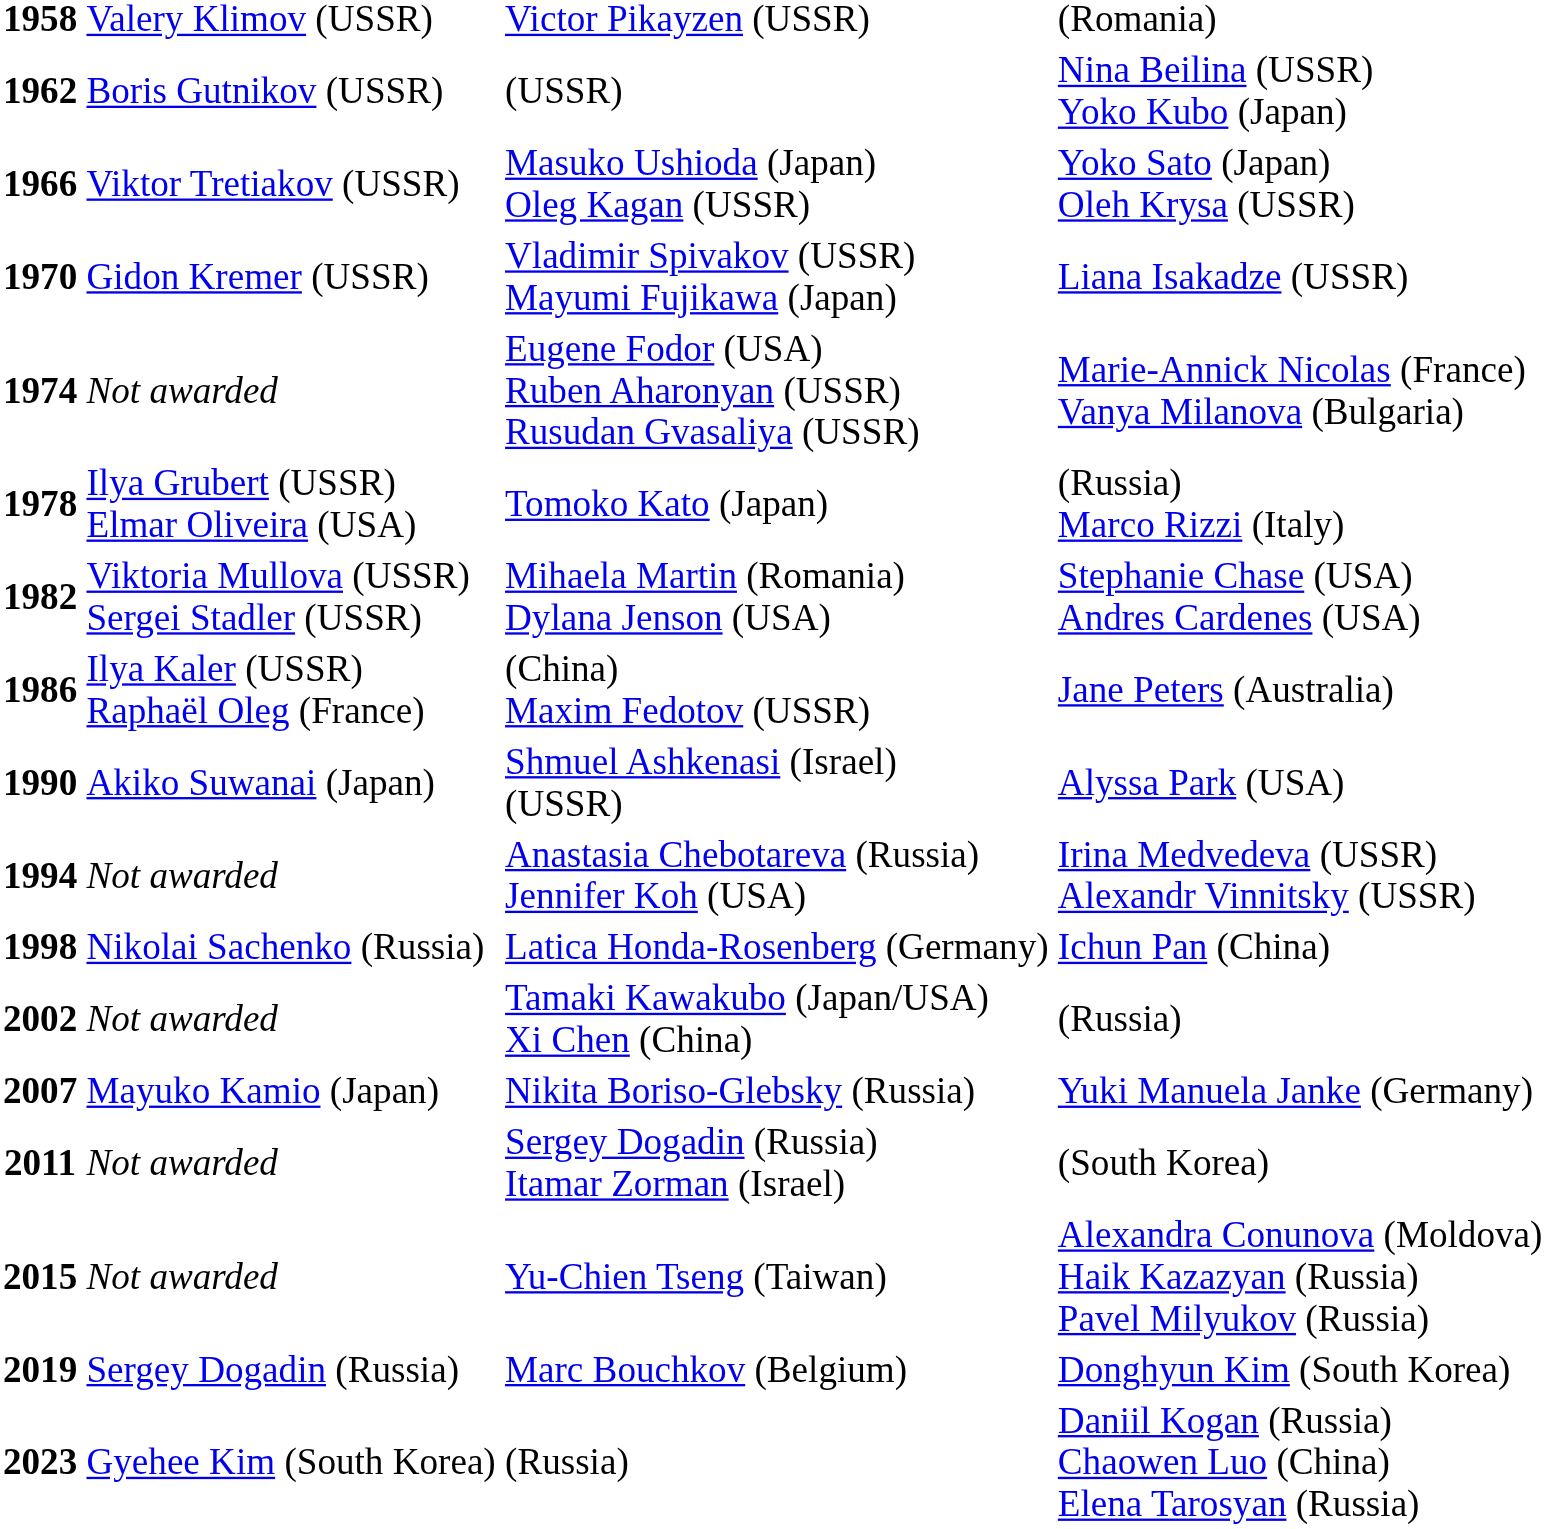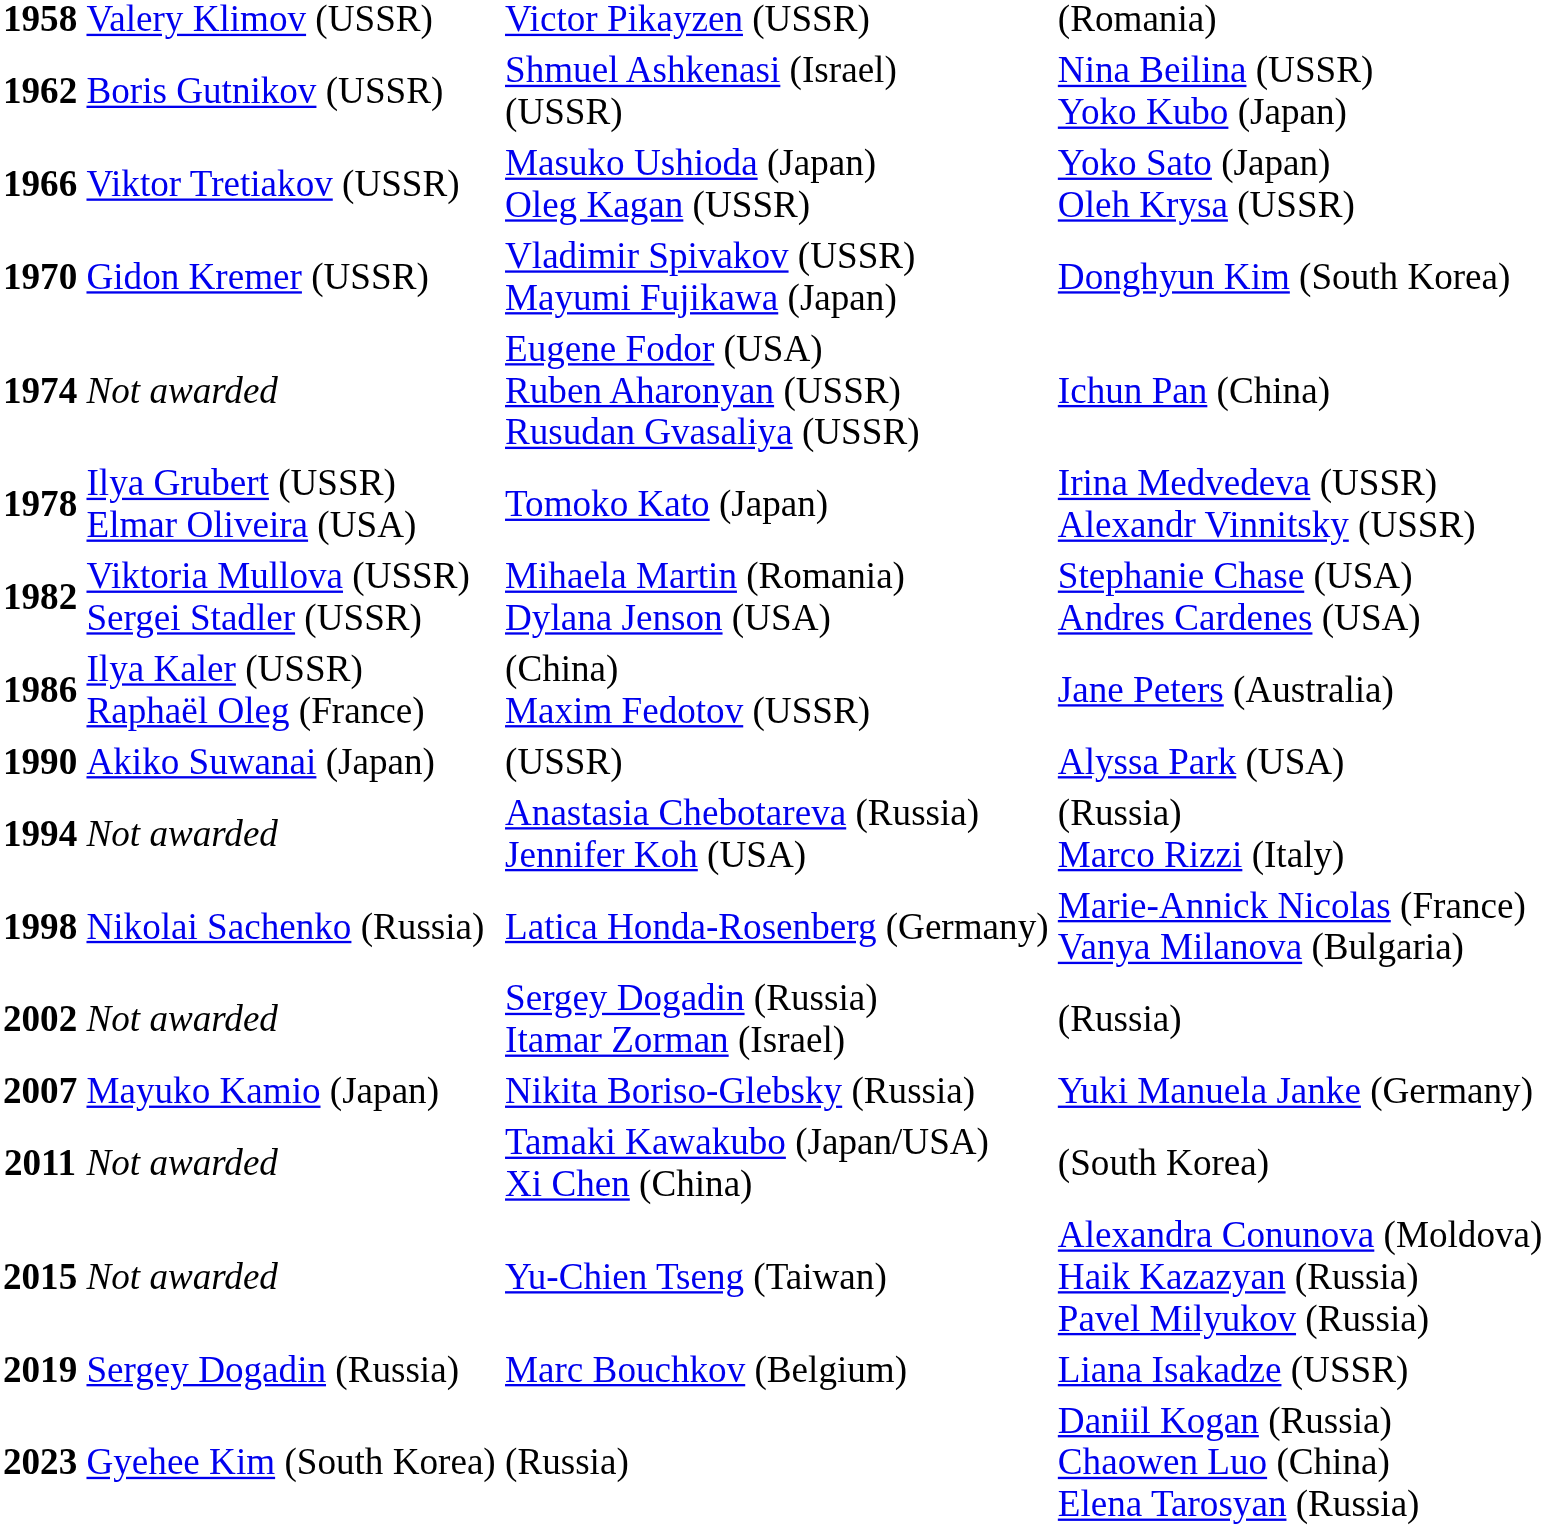(564, 91) (USSR) -> (701, 91) Shmuel Ashkenasi (Israel) (USSR)
(1233, 276) Liana Isakadze (USSR) -> (1284, 276) Donghyun Kim (South Korea)
(1292, 390) Marie-Annick Nicolas (France) Vanya Milanova (Bulgaria) -> (1194, 390) Ichun Pan (China)
(1201, 504) (Russia) Marco Rizzi (Italy) -> (1267, 504) Irina Medvedeva (USSR) Alexandr Vinnitsky (USSR)
(701, 782) Shmuel Ashkenasi (Israel) (USSR) -> (564, 761) (USSR)
(1267, 875) Irina Medvedeva (USSR) Alexandr Vinnitsky (USSR) -> (1201, 833) (Russia) Marco Rizzi (Italy)
(1194, 947) Ichun Pan (China) -> (1292, 926) Marie-Annick Nicolas (France) Vanya Milanova (Bulgaria)
(747, 1019) Tamaki Kawakubo (Japan/USA) Xi Chen (China) -> (691, 1019) Sergey Dogadin (Russia) Itamar Zorman (Israel)
(691, 1162) Sergey Dogadin (Russia) Itamar Zorman (Israel) -> (747, 1162) Tamaki Kawakubo (Japan/USA) Xi Chen (China)
(1284, 1369) Donghyun Kim (South Korea) -> (1233, 1369) Liana Isakadze (USSR)
